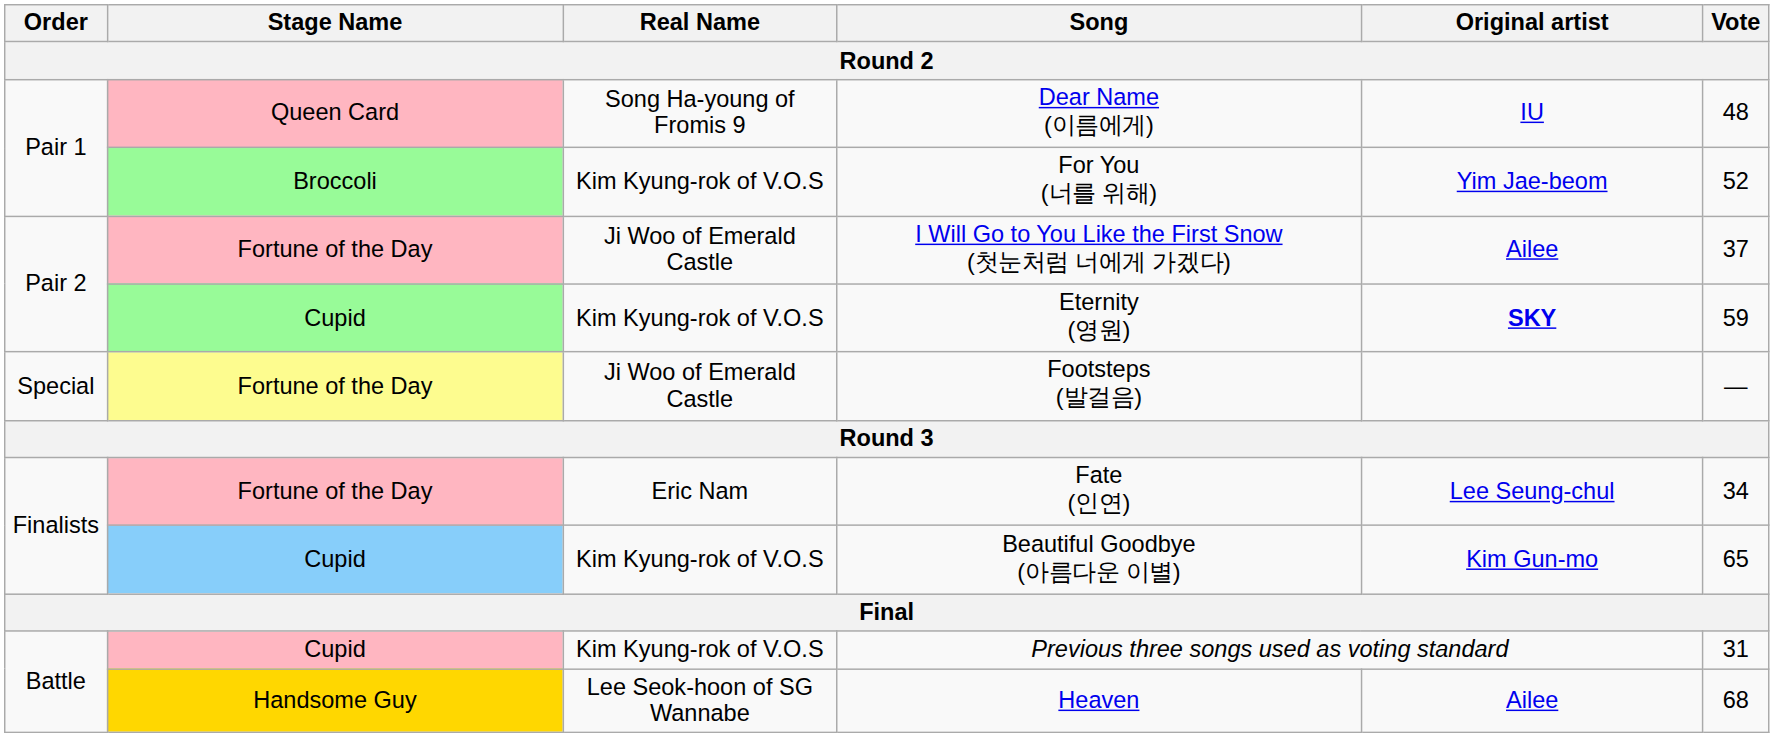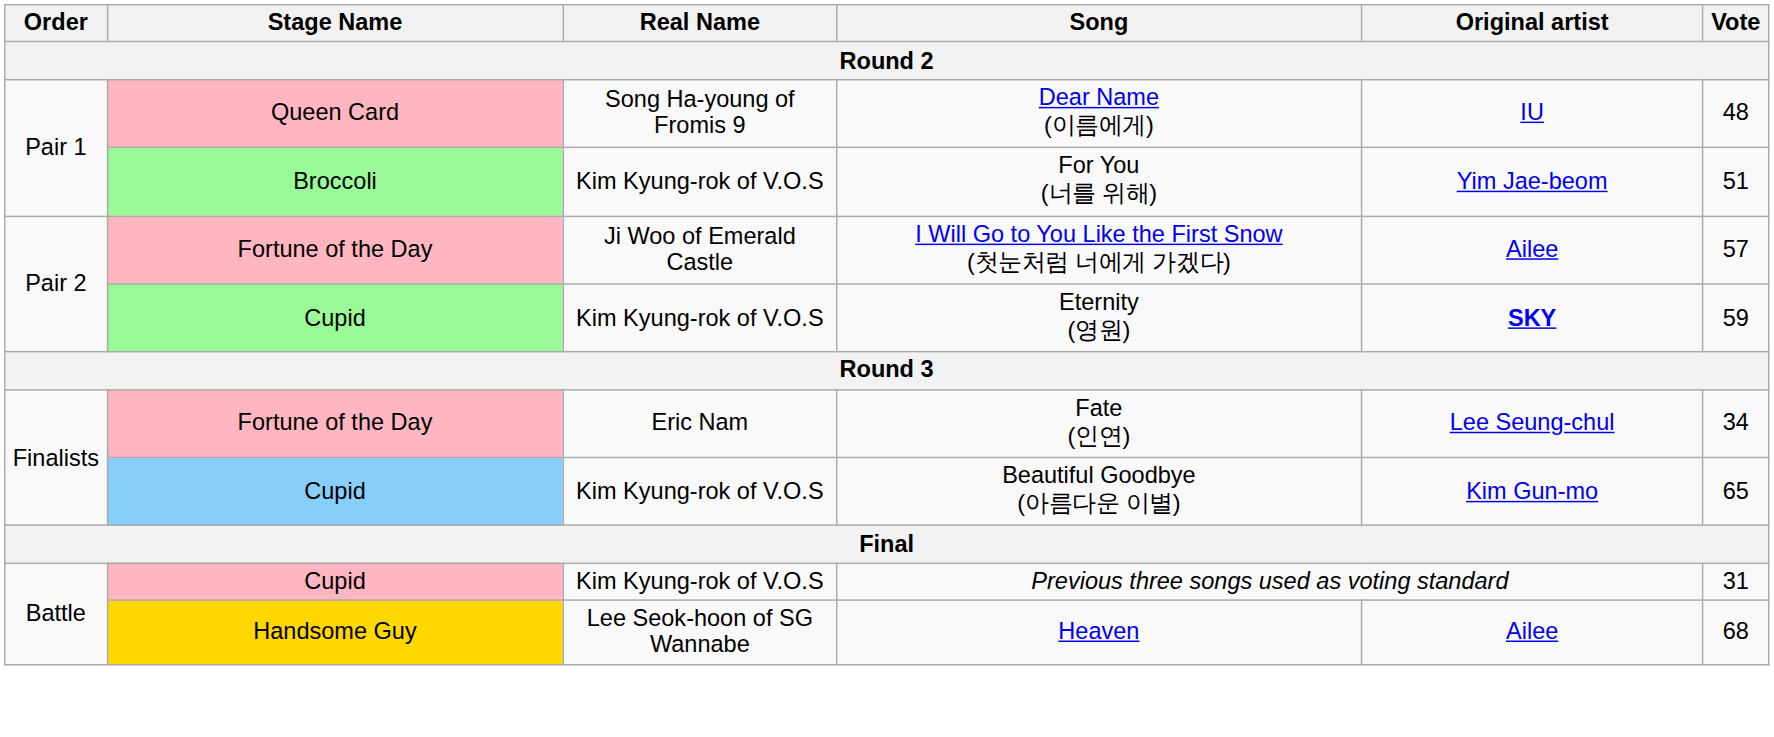(1736, 181) 52 -> (1736, 181) 51
(1736, 249) 37 -> (1736, 249) 57
- row: (1099, 384)
